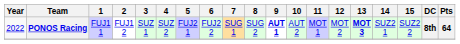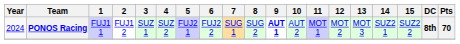(15, 28) 2022 -> (15, 28) 2024
(362, 28) bold -> (362, 28) normal
(447, 28) 64 -> (447, 28) 70
